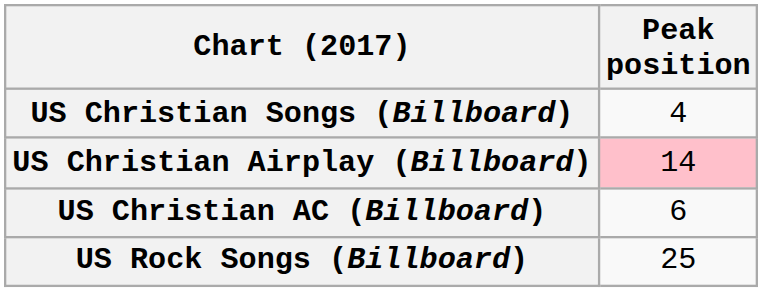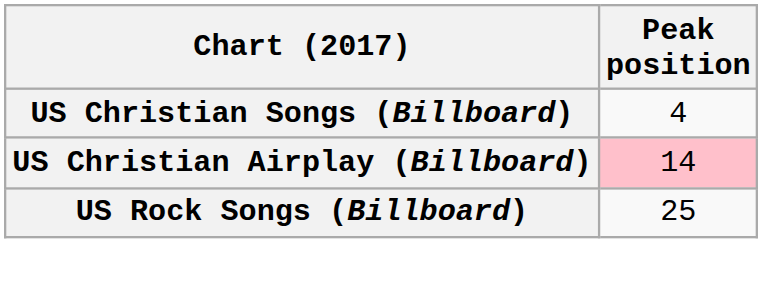- row: (302, 212)
